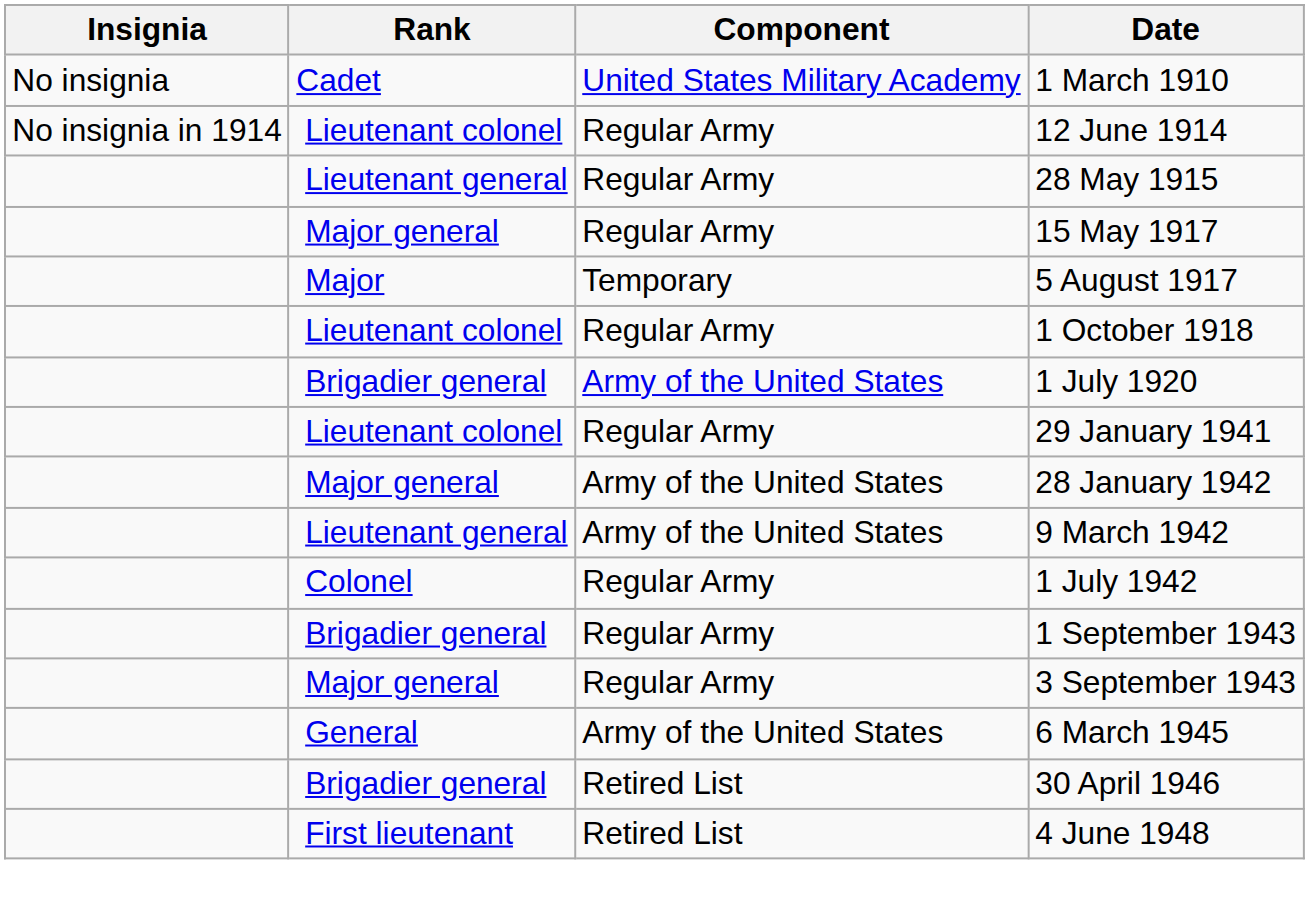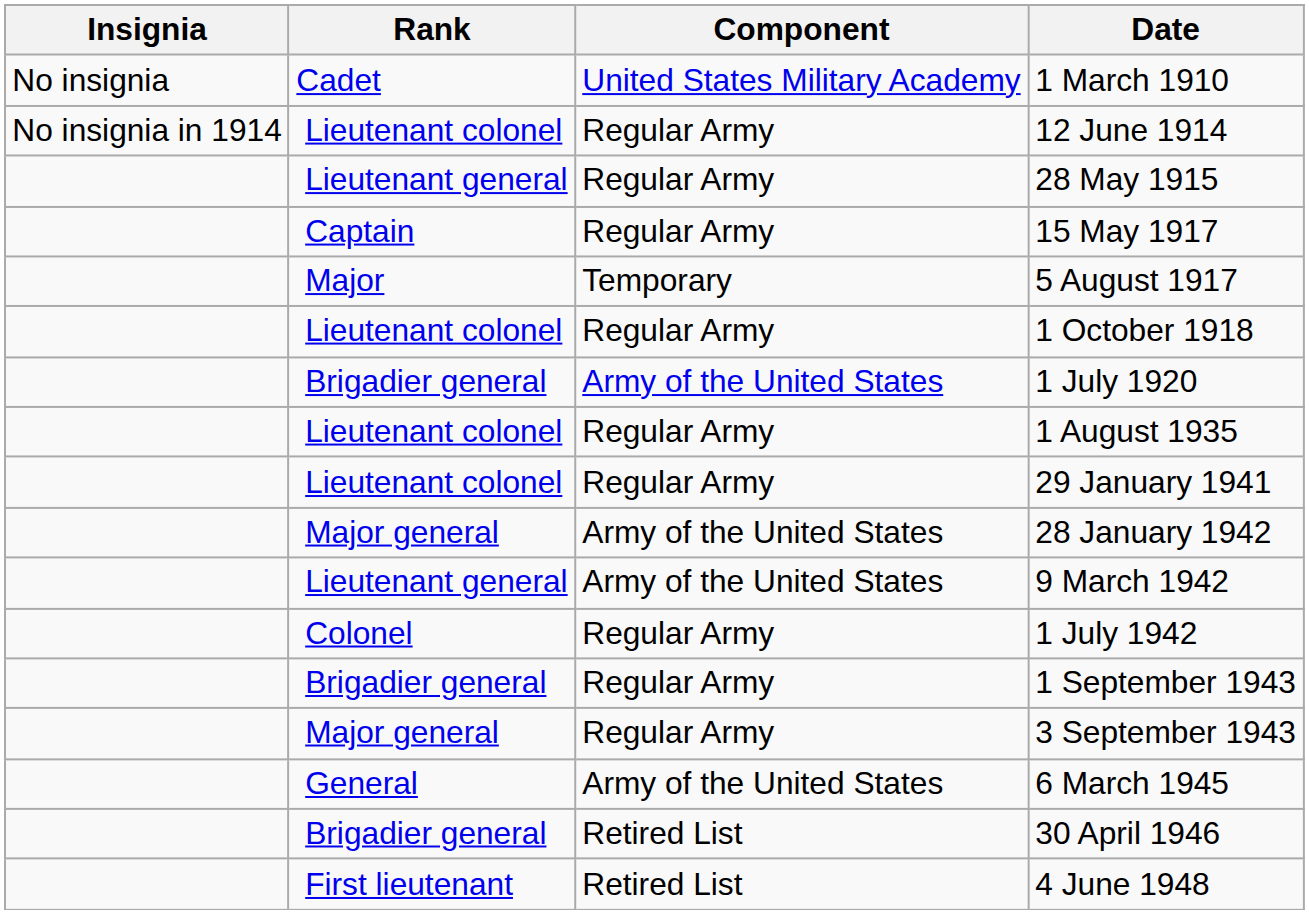(398, 230) Major general -> (355, 230) Captain
+ row: (1137, 431)
